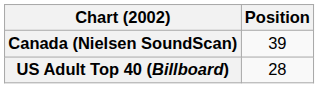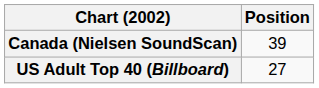(277, 69) 28 -> (277, 69) 27
